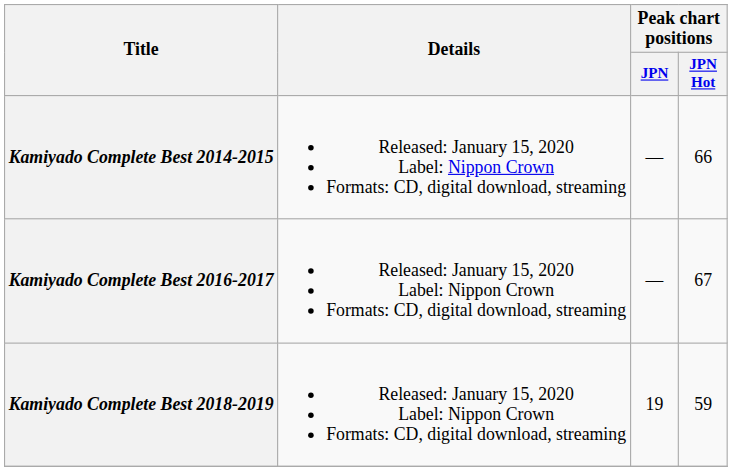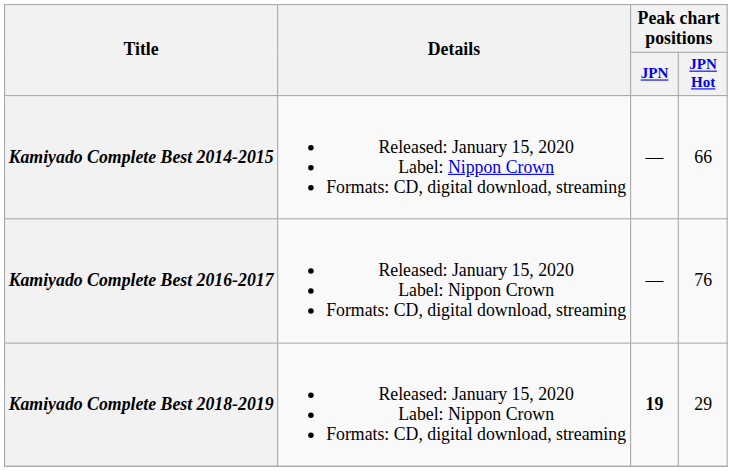(703, 280) 67 -> (703, 280) 76
(654, 404) normal -> (654, 404) bold
(703, 404) 59 -> (703, 404) 29
